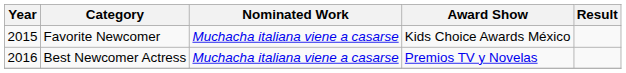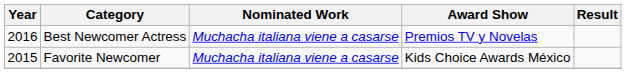rows swapped: (102, 36) <-> (115, 57)
